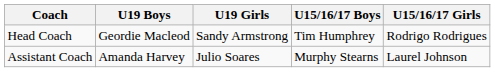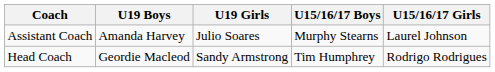rows swapped: (40, 35) <-> (50, 56)
